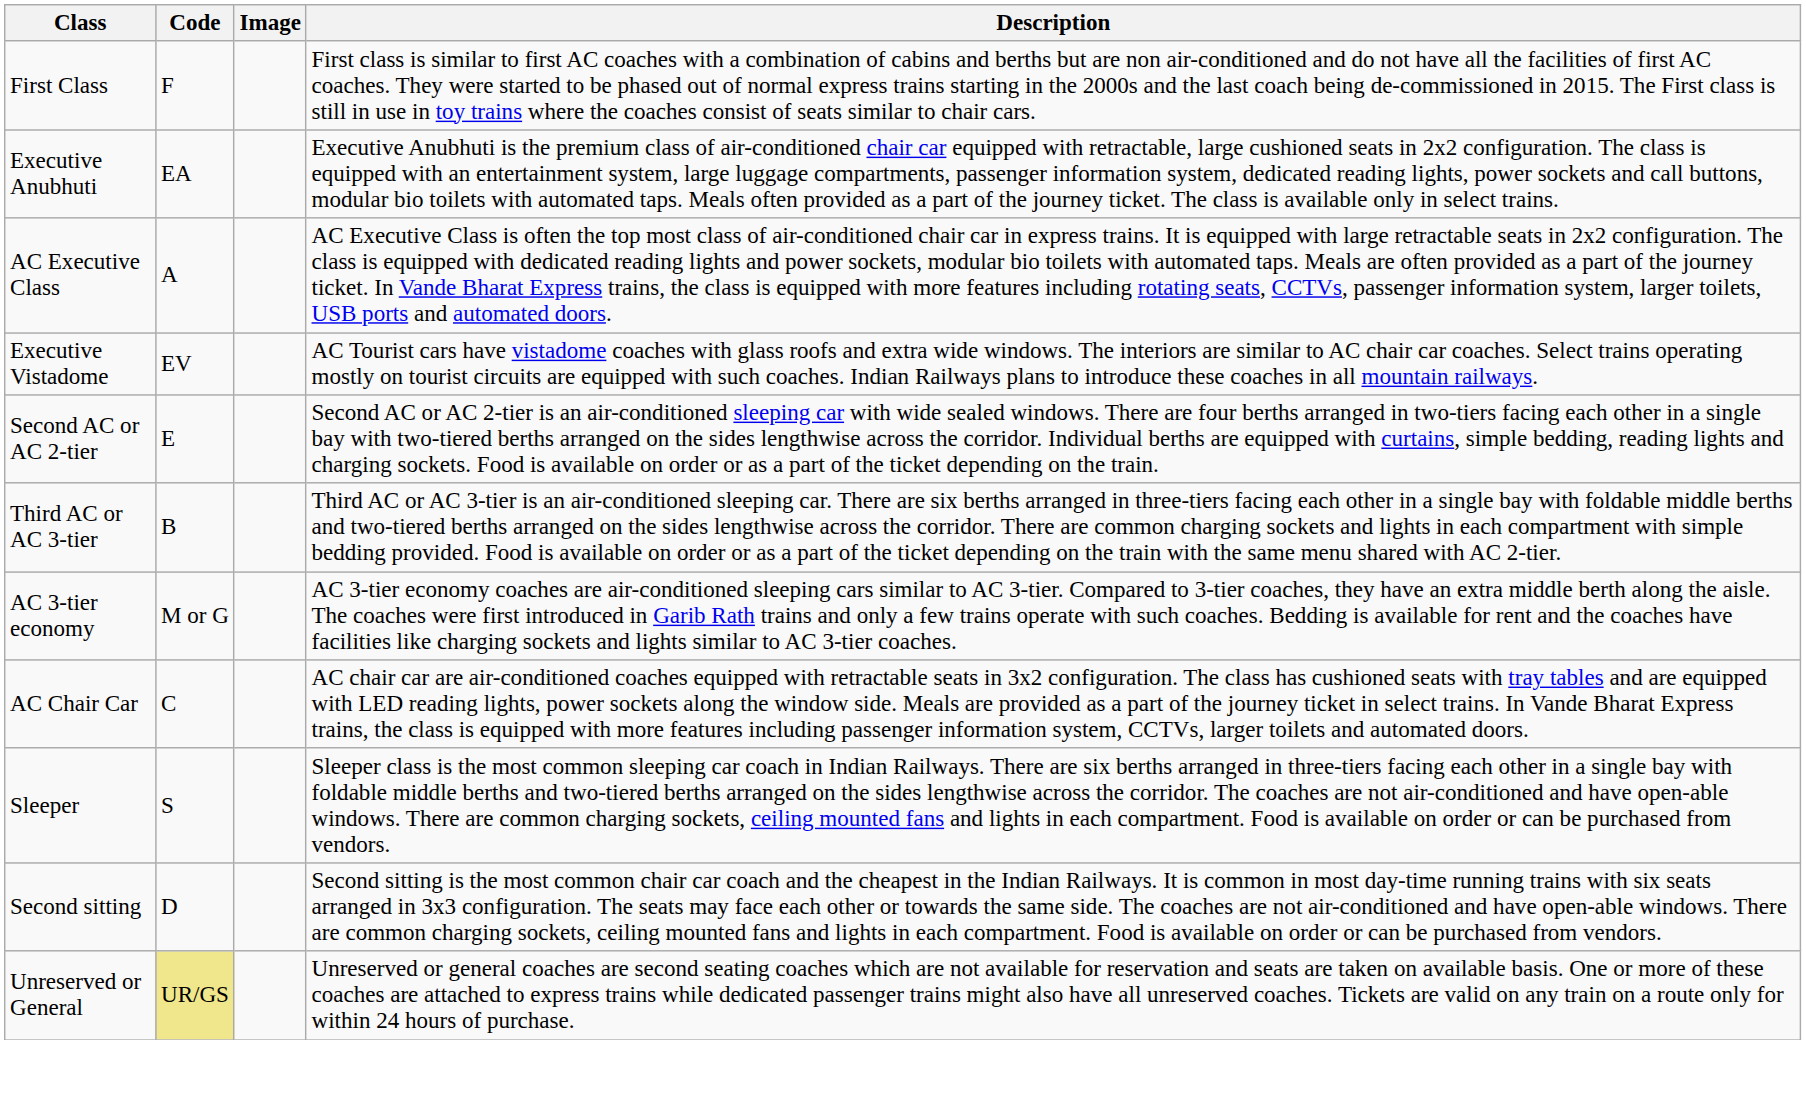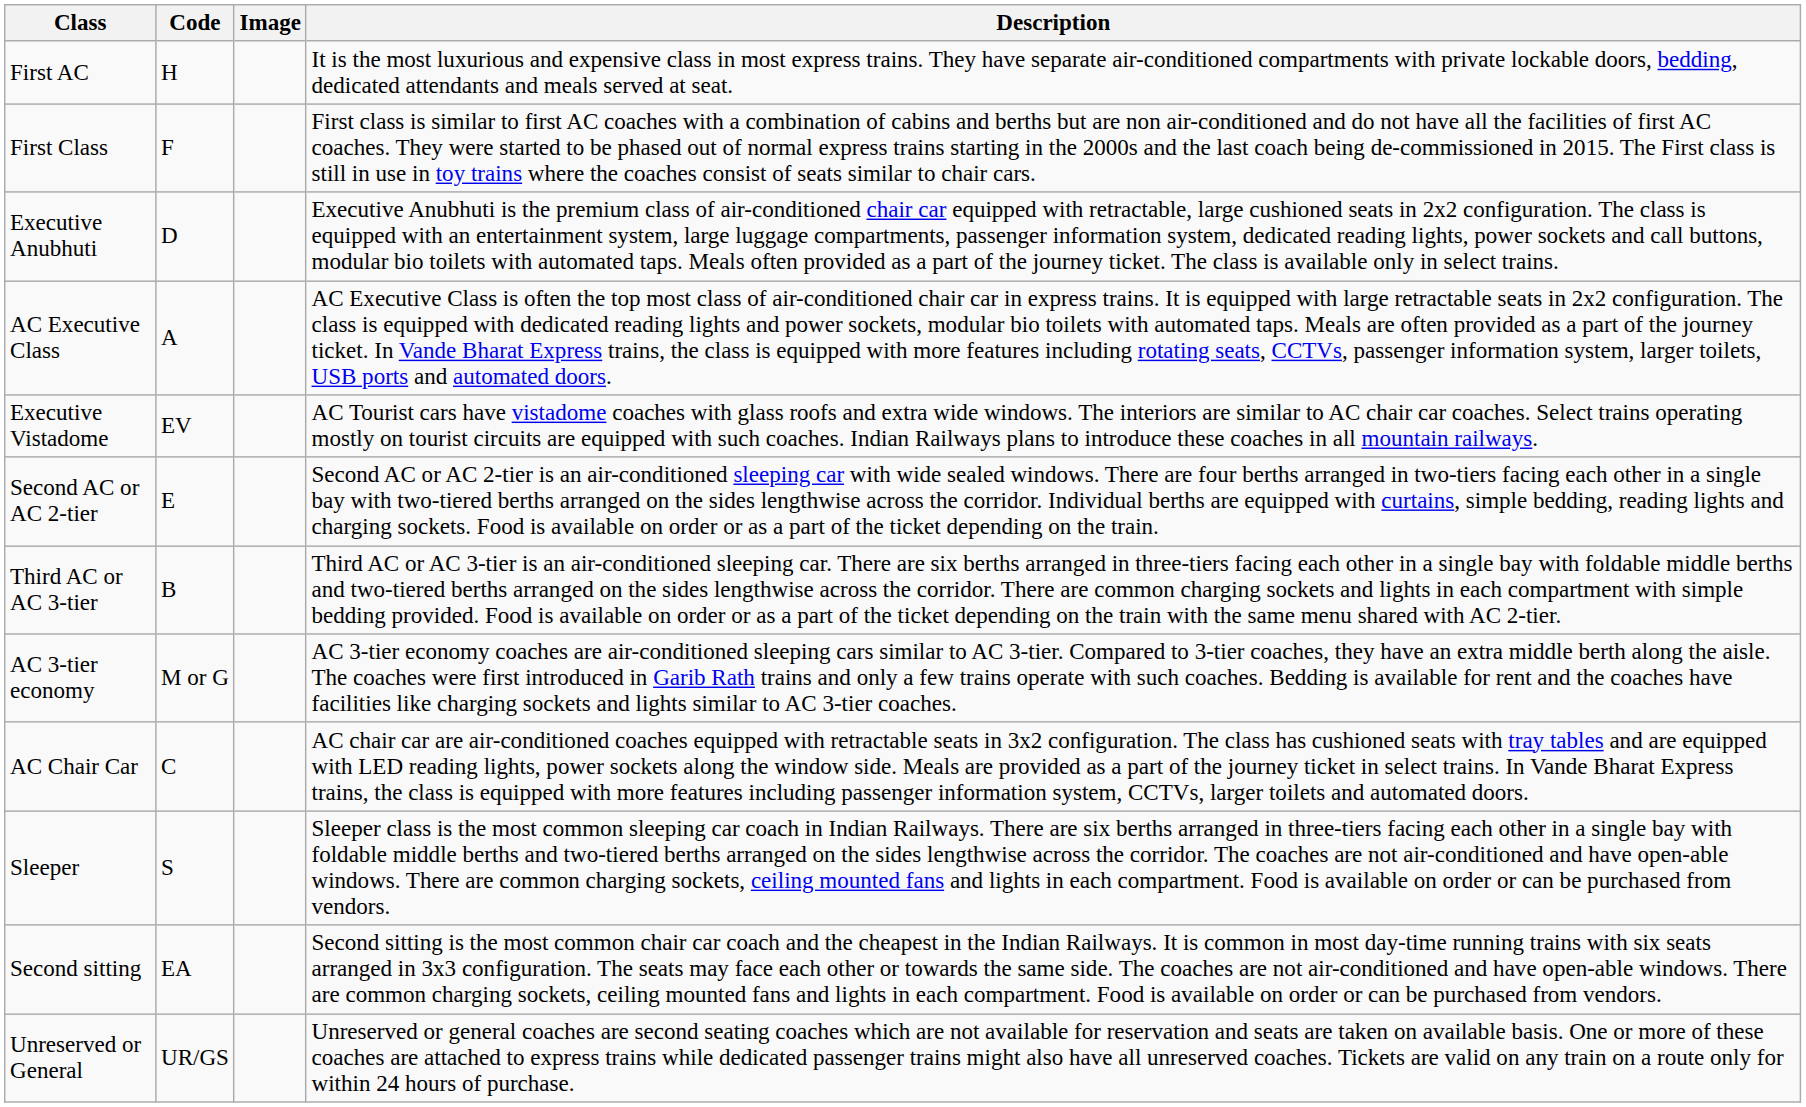+ row: (49, 72)
(176, 173) EA -> (169, 236) D
(169, 906) D -> (176, 969) EA
(195, 994) khaki background -> (195, 1057) no background
